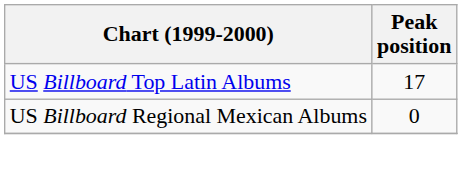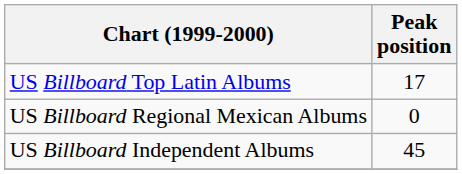+ row: (162, 150)
